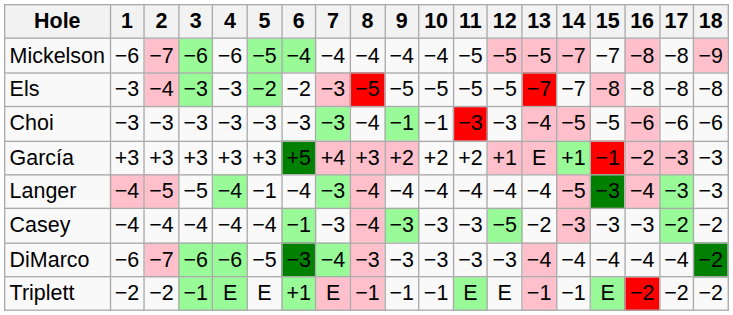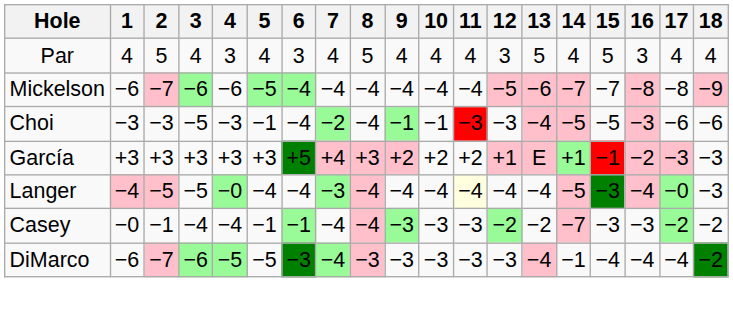+ row: (57, 55)
(470, 55) −5 -> (470, 89) −4
(539, 55) −5 -> (539, 89) −6
- row: (25, 89)
(196, 123) −3 -> (196, 123) −5
(264, 123) −3 -> (264, 123) −1
(299, 123) −3 -> (299, 123) −4
(333, 123) −3 -> (333, 123) −2
(642, 123) −6 -> (642, 123) −3
(230, 191) −4 -> (230, 191) −0
(264, 191) −1 -> (264, 191) −4
(470, 191) no background -> (470, 191) lightyellow background
(676, 191) −3 -> (676, 191) −0
(127, 225) −4 -> (127, 225) −0
(161, 225) −4 -> (161, 225) −1
(264, 225) −4 -> (264, 225) −1
(333, 225) −3 -> (333, 225) −4
(505, 225) −5 -> (505, 225) −2
(573, 225) −3 -> (573, 225) −7
(230, 259) −6 -> (230, 259) −5
(573, 259) −4 -> (573, 259) −1
- row: (42, 293)
